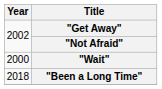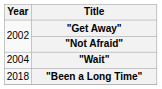(18, 60) 2000 -> (18, 60) 2004
